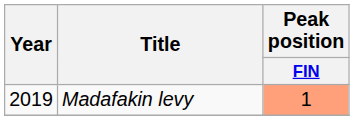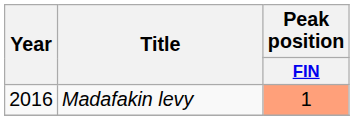(31, 99) 2019 -> (31, 99) 2016
